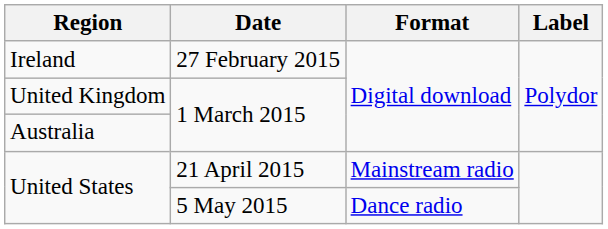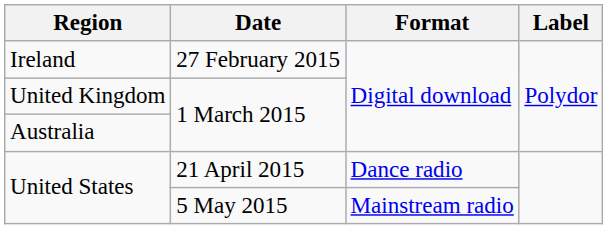(432, 168) Mainstream radio -> (407, 168) Dance radio
(407, 205) Dance radio -> (432, 205) Mainstream radio
